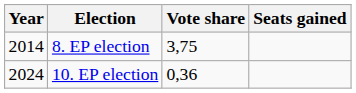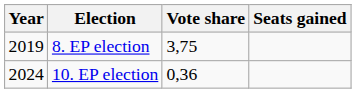(26, 46) 2014 -> (26, 46) 2019
